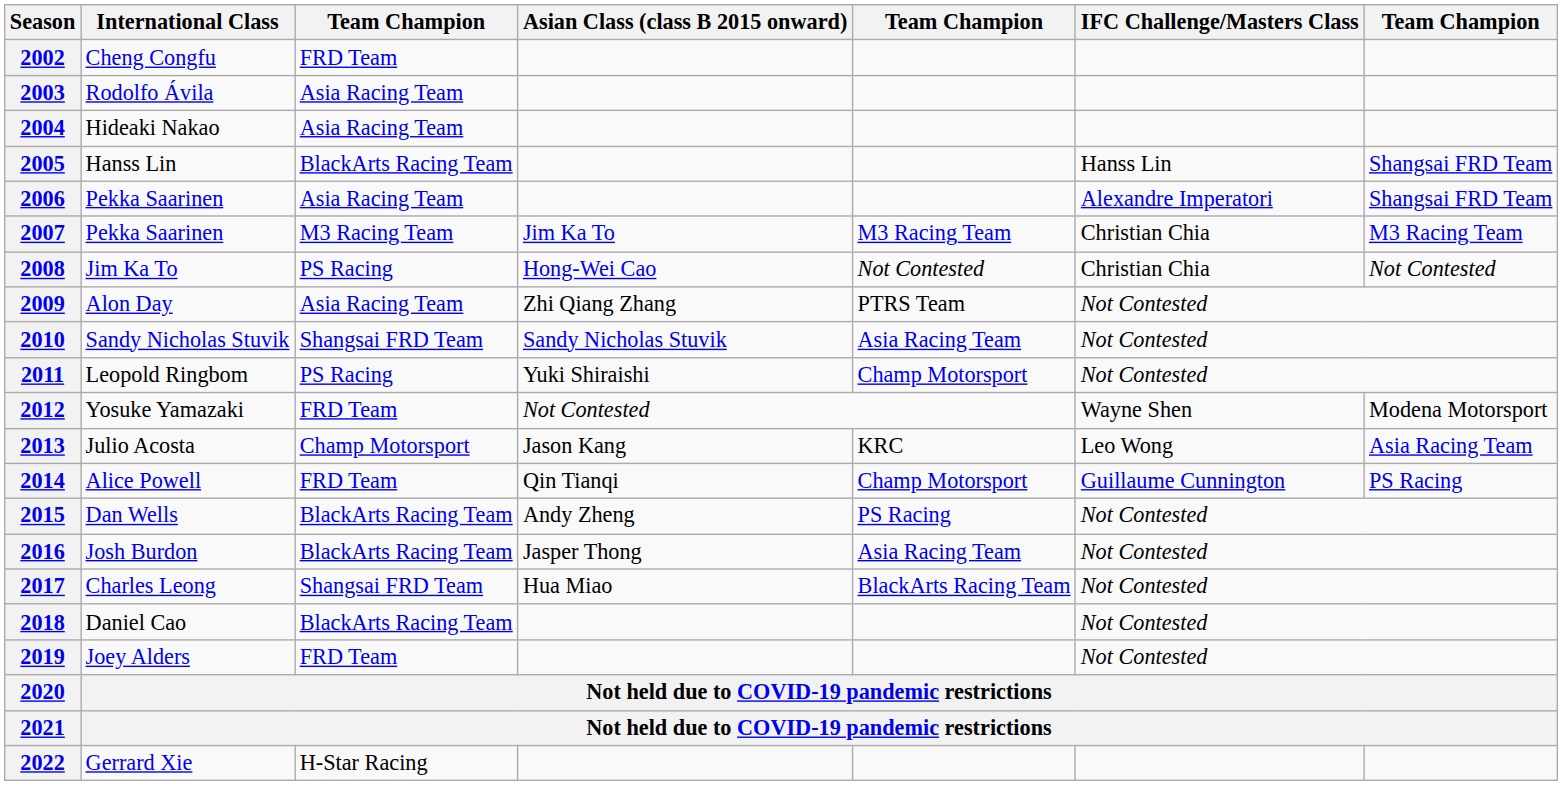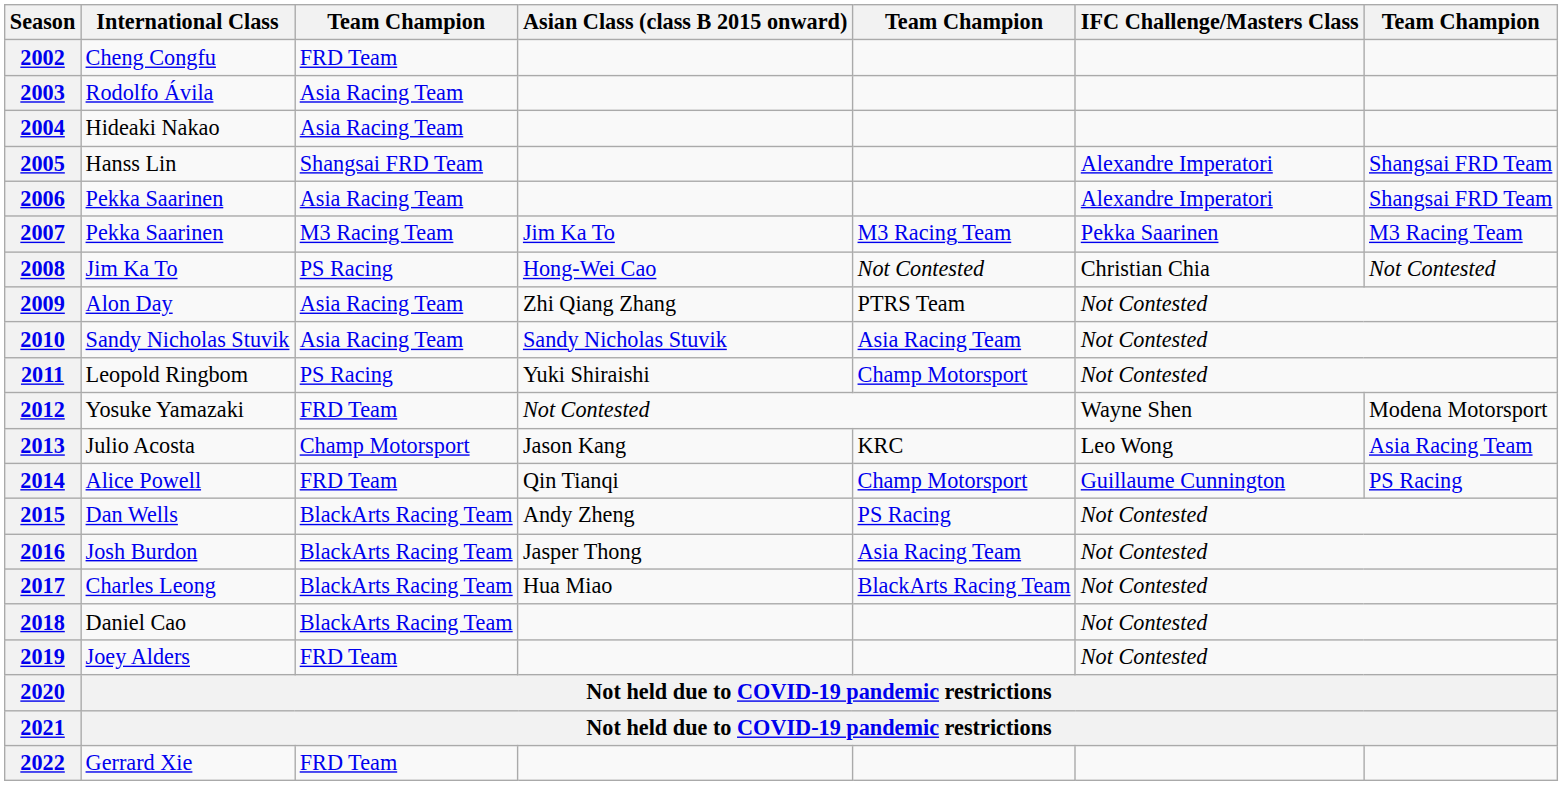(406, 163) BlackArts Racing Team -> (391, 163) Shangsai FRD Team
(1126, 163) Hanss Lin -> (1177, 163) Alexandre Imperatori
(1145, 233) Christian Chia -> (1150, 233) Pekka Saarinen
(391, 339) Shangsai FRD Team -> (381, 339) Asia Racing Team
(391, 586) Shangsai FRD Team -> (406, 586) BlackArts Racing Team
(364, 762) H-Star Racing -> (348, 762) FRD Team
